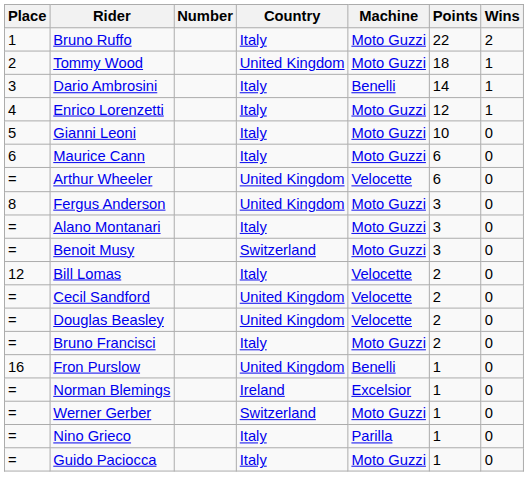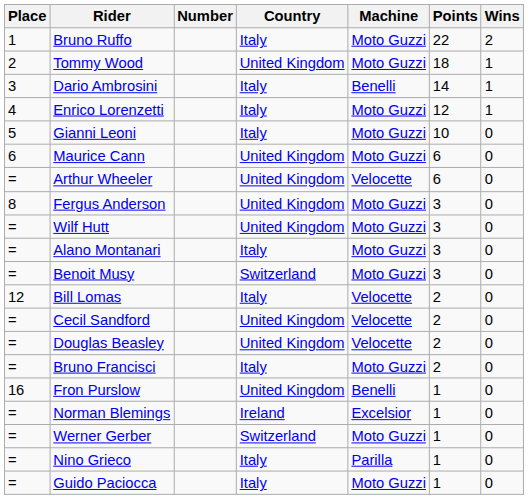(253, 156) Italy -> (292, 156) United Kingdom
+ row: (81, 226)
